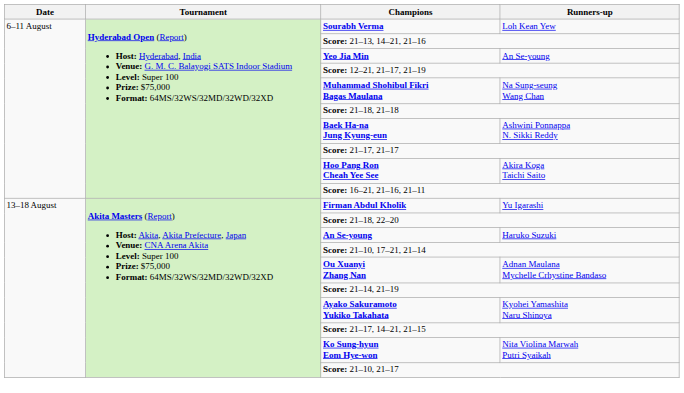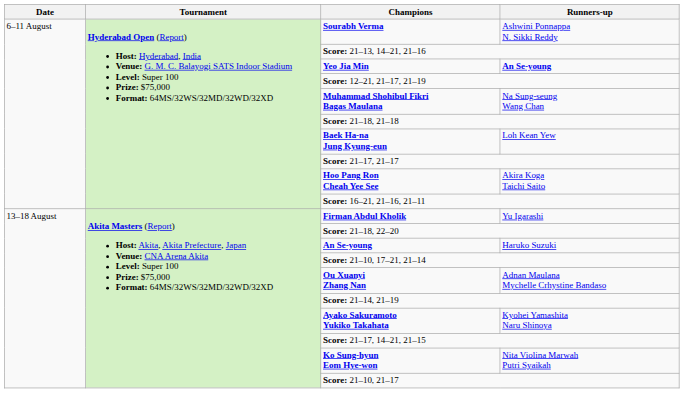(529, 26) Loh Kean Yew -> (536, 31) Ashwini Ponnappa N. Sikki Reddy
(526, 55) normal -> (527, 66) bold
(536, 130) Ashwini Ponnappa N. Sikki Reddy -> (529, 136) Loh Kean Yew
